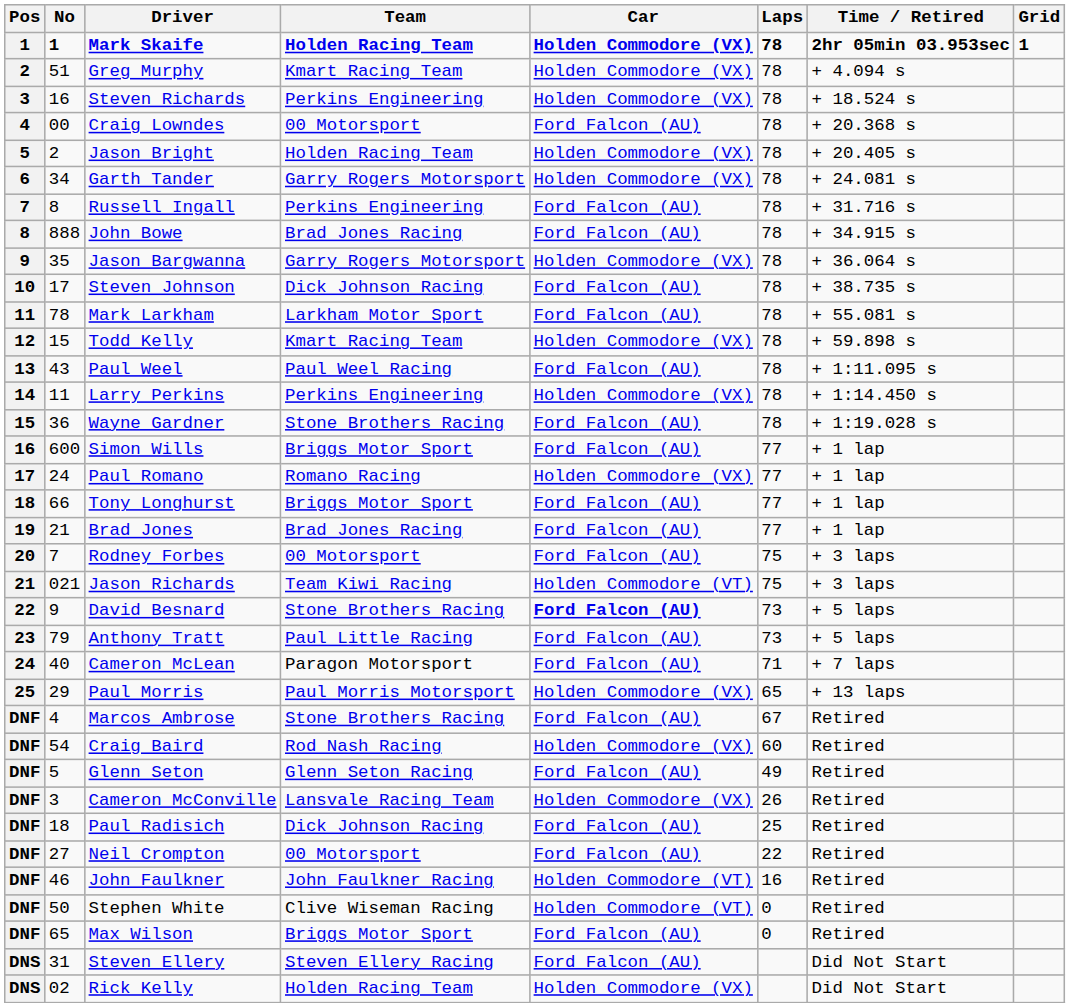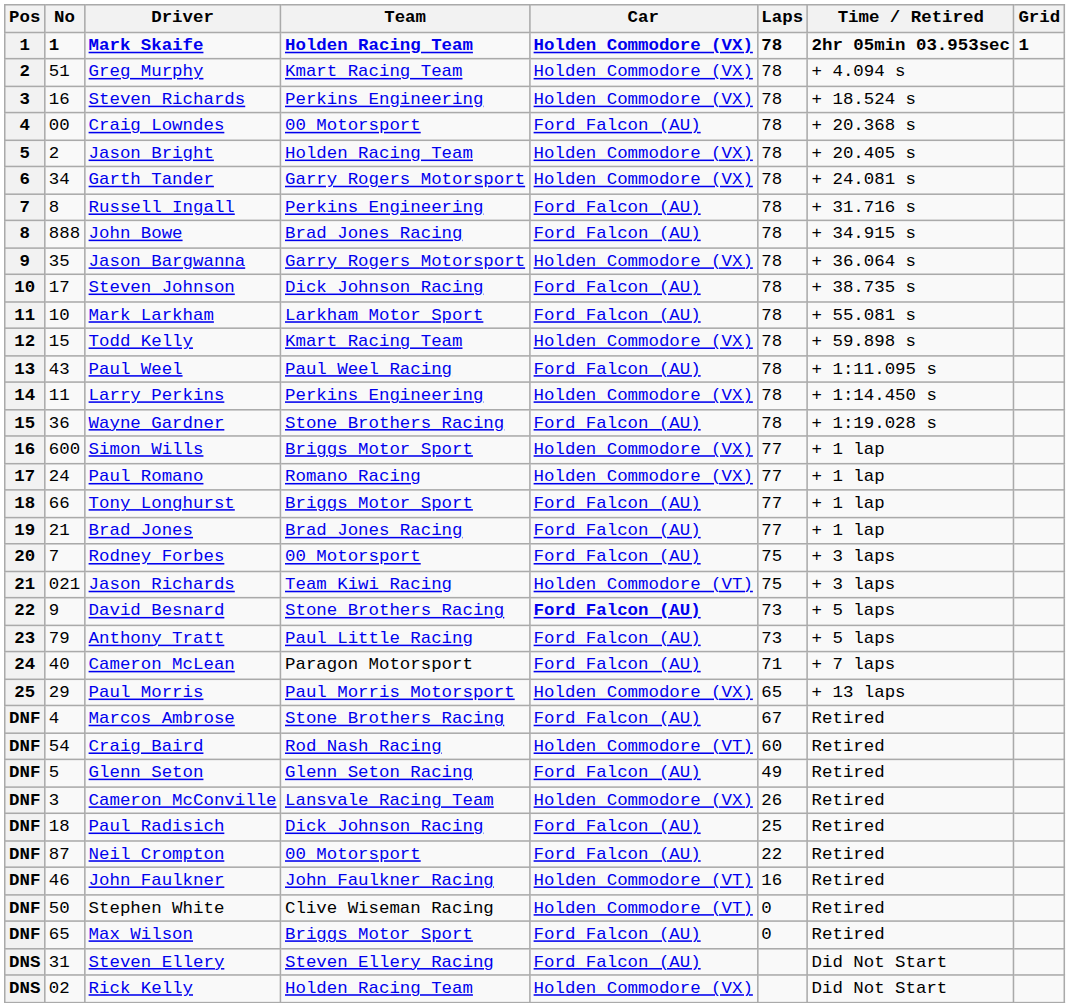(59, 315) 78 -> (59, 315) 10
(617, 450) Ford Falcon (AU) -> (643, 450) Holden Commodore (VX)
(643, 746) Holden Commodore (VX) -> (643, 746) Holden Commodore (VT)
(59, 854) 27 -> (59, 854) 87
